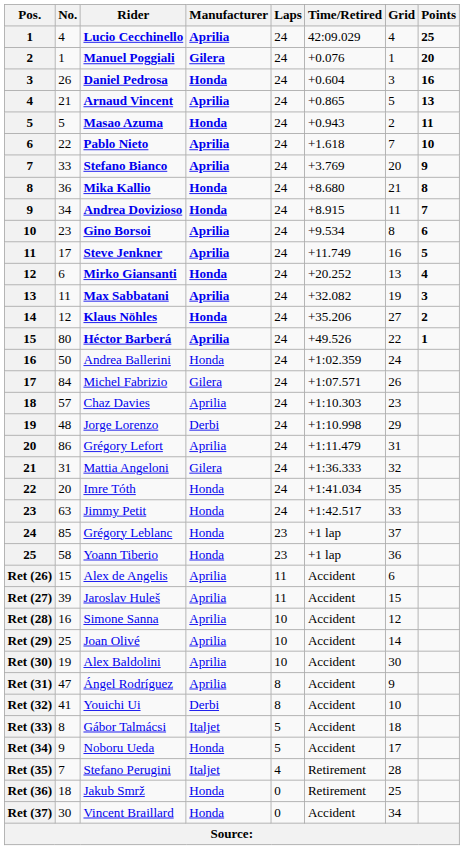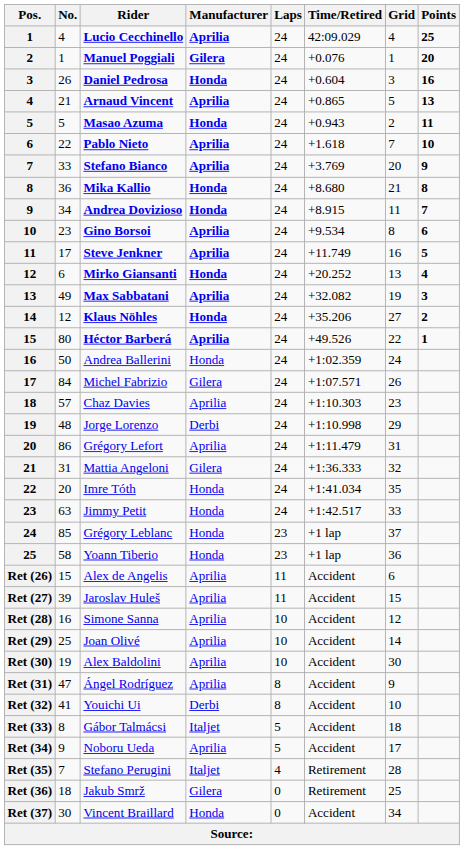(64, 295) 11 -> (65, 295) 49
(207, 748) Honda -> (208, 748) Aprilia
(207, 791) Honda -> (206, 791) Gilera
